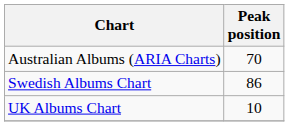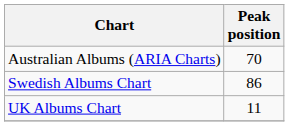(254, 108) 10 -> (254, 108) 11
